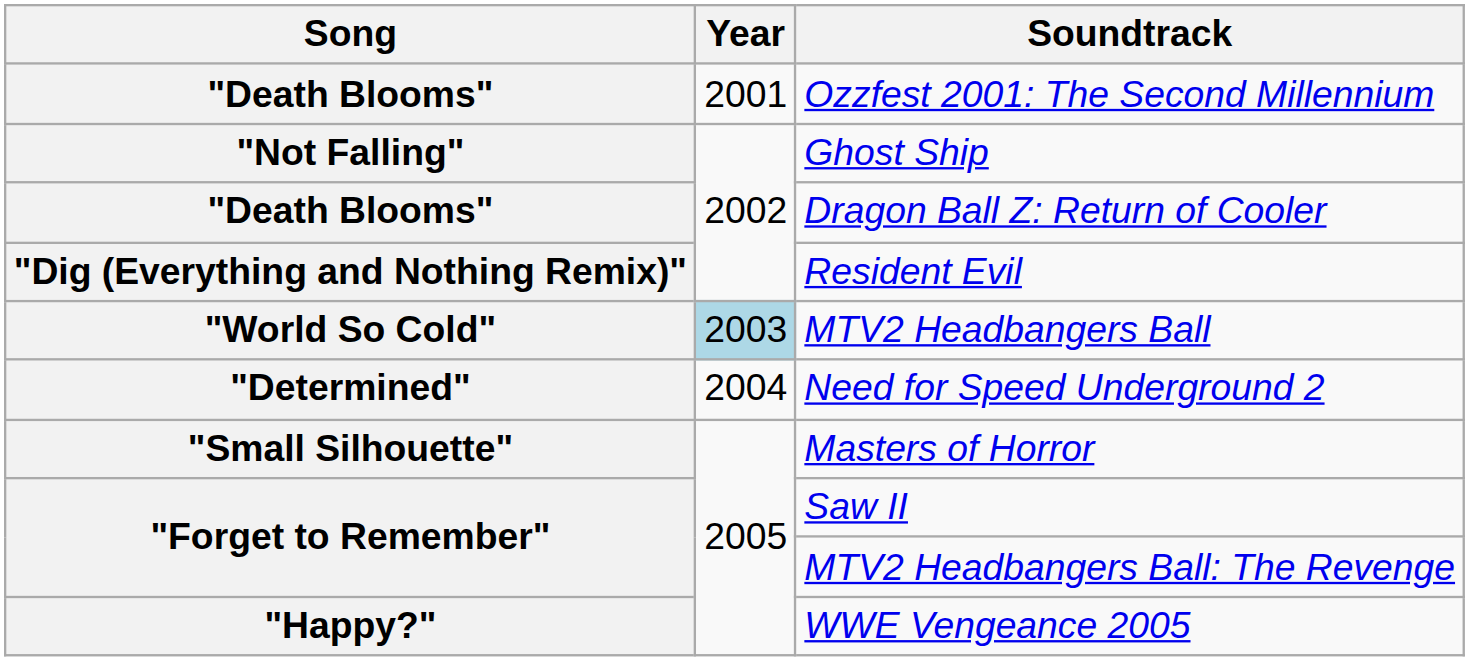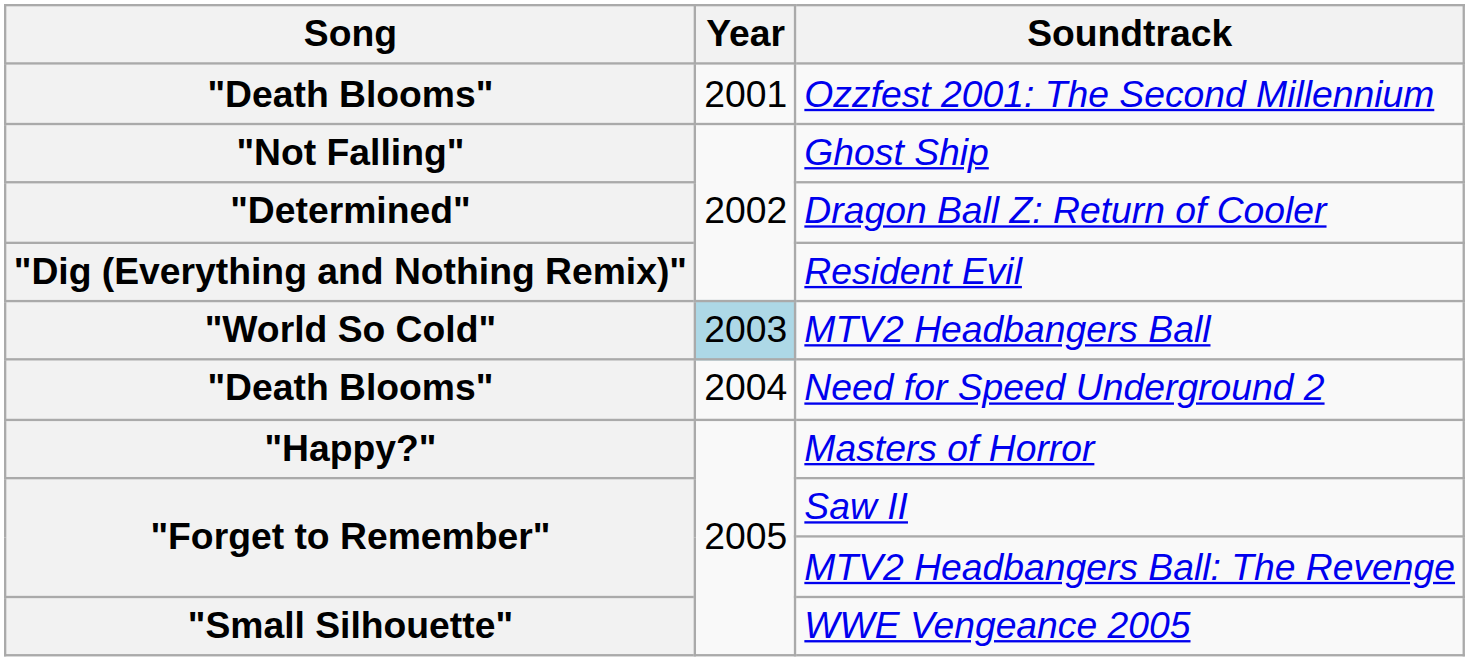(350, 211) "Death Blooms" -> (350, 211) "Determined"
(350, 388) "Determined" -> (350, 388) "Death Blooms"
(350, 447) "Small Silhouette" -> (350, 447) "Happy?"
(350, 625) "Happy?" -> (350, 625) "Small Silhouette"
